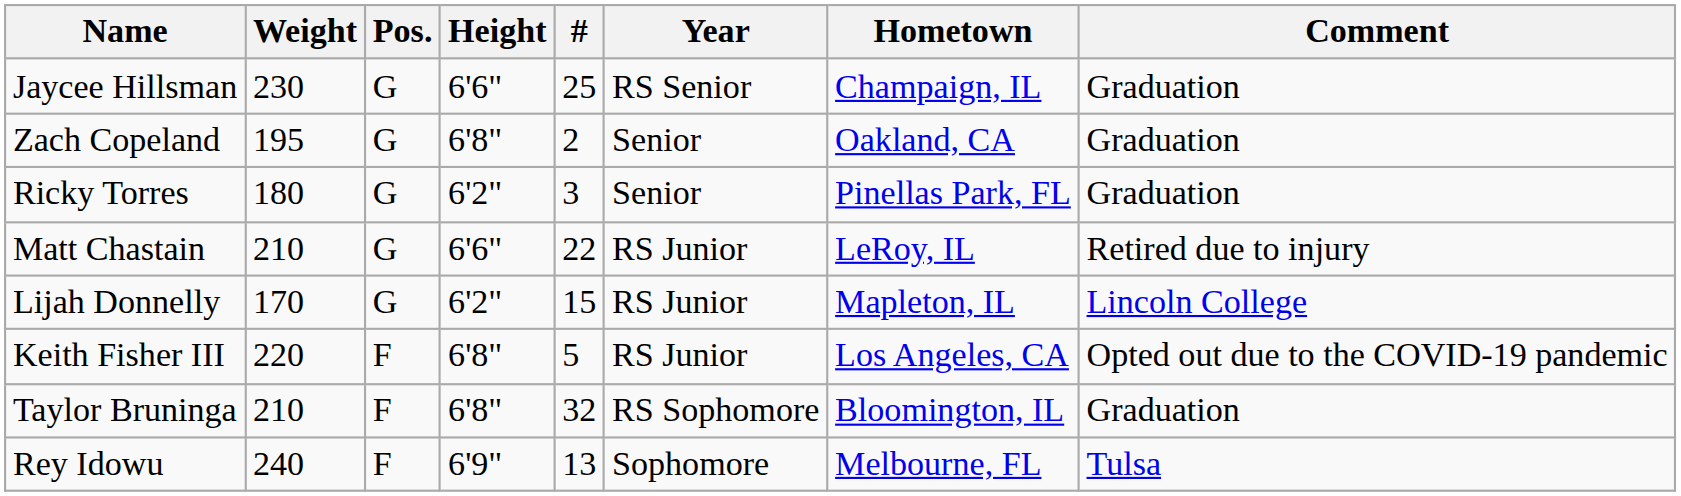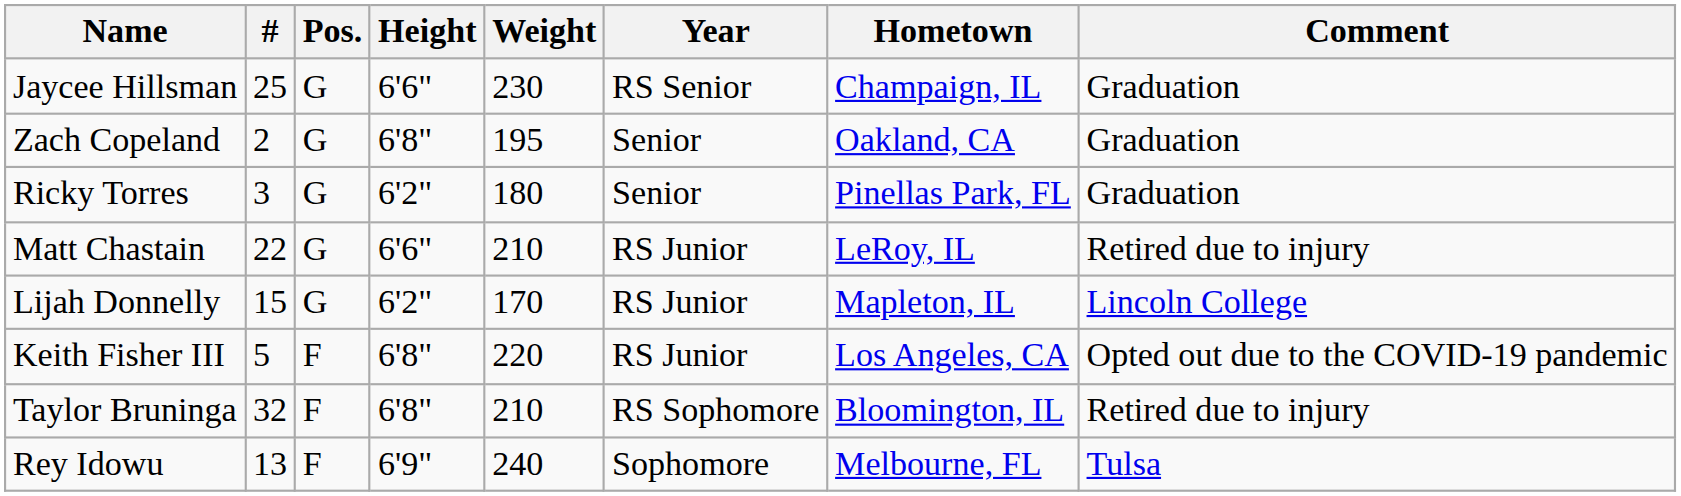columns swapped: (579, 31) <-> (305, 31)
(1163, 409) Graduation -> (1228, 409) Retired due to injury
